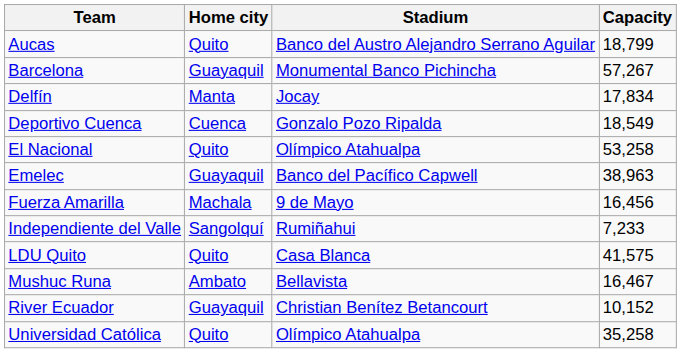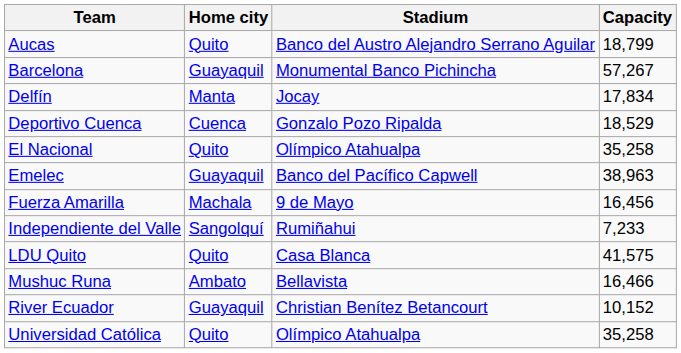(628, 123) 18,549 -> (628, 123) 18,529
(628, 149) 53,258 -> (628, 149) 35,258
(628, 281) 16,467 -> (628, 281) 16,466
